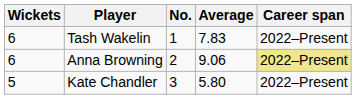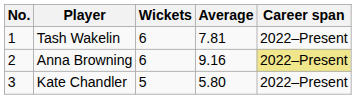columns swapped: (181, 15) <-> (34, 15)
(212, 37) 7.83 -> (212, 37) 7.81
(212, 60) 9.06 -> (212, 60) 9.16
